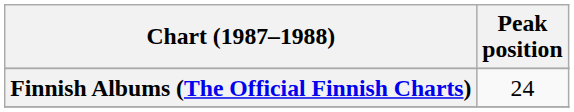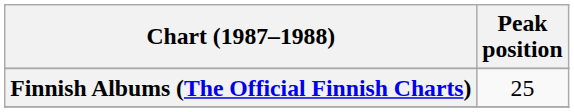(522, 87) 24 -> (522, 87) 25
